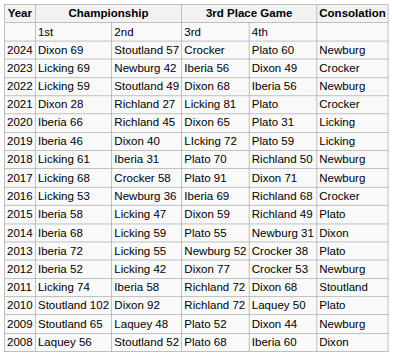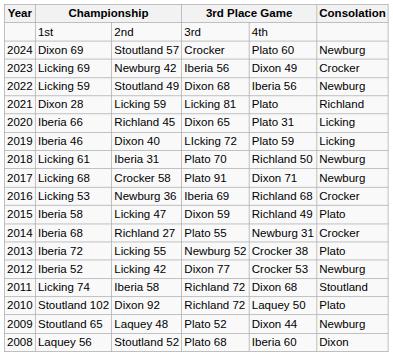(145, 104) Richland 27 -> (140, 104) Licking 59
(339, 104) Crocker -> (342, 104) Richland
(140, 232) Licking 59 -> (145, 232) Richland 27
(334, 232) Dixon -> (339, 232) Crocker
